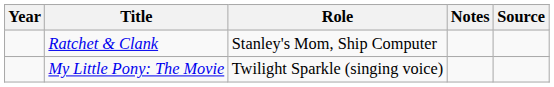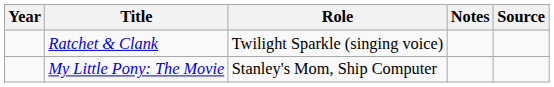(334, 43) Stanley's Mom, Ship Computer -> (338, 43) Twilight Sparkle (singing voice)
(338, 69) Twilight Sparkle (singing voice) -> (334, 69) Stanley's Mom, Ship Computer
